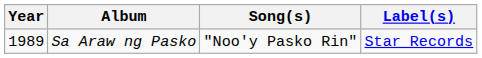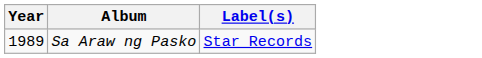- column: (280, 17)
